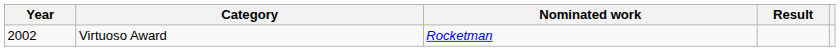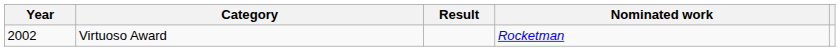columns swapped: (590, 14) <-> (793, 14)
